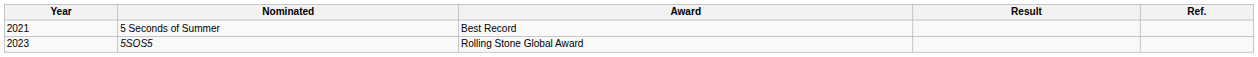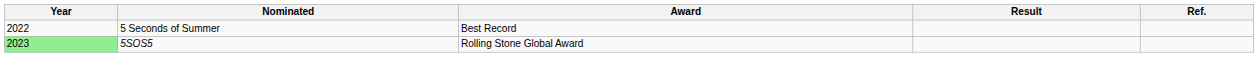(18, 28) 2021 -> (18, 28) 2022
(18, 44) no background -> (18, 44) lightgreen background
